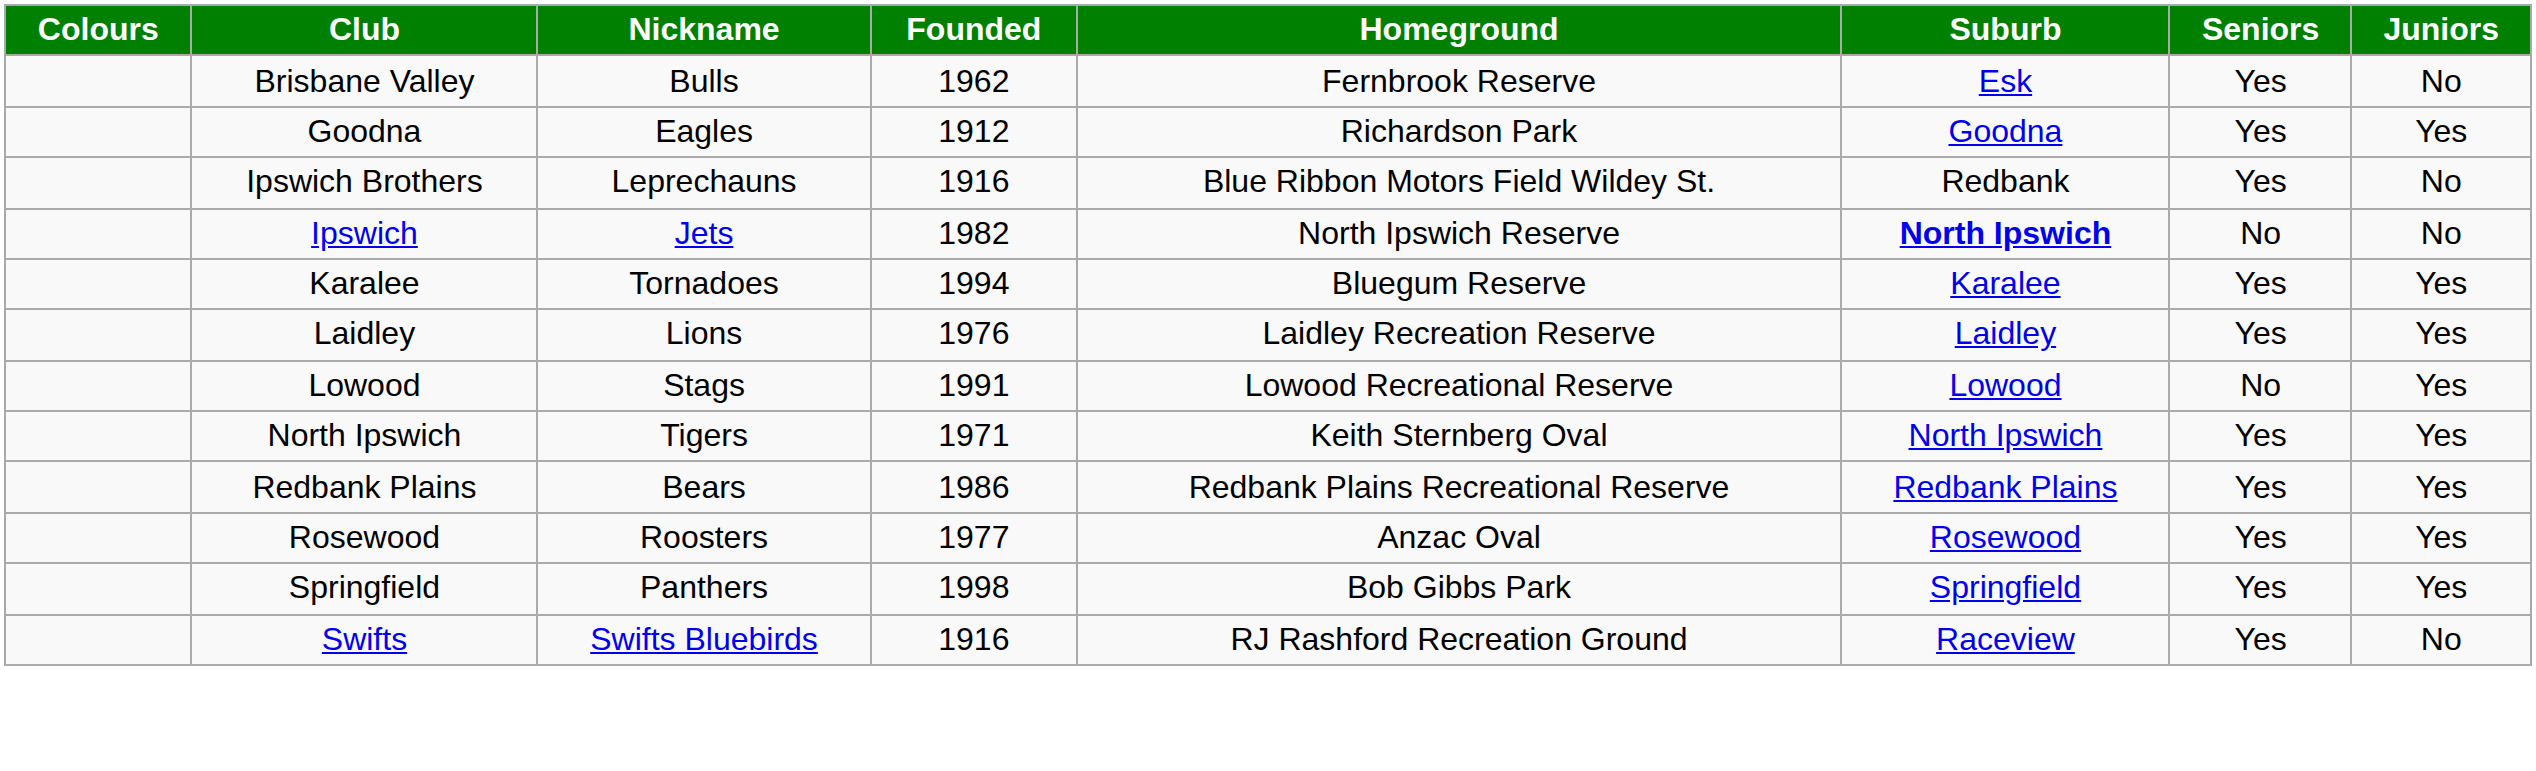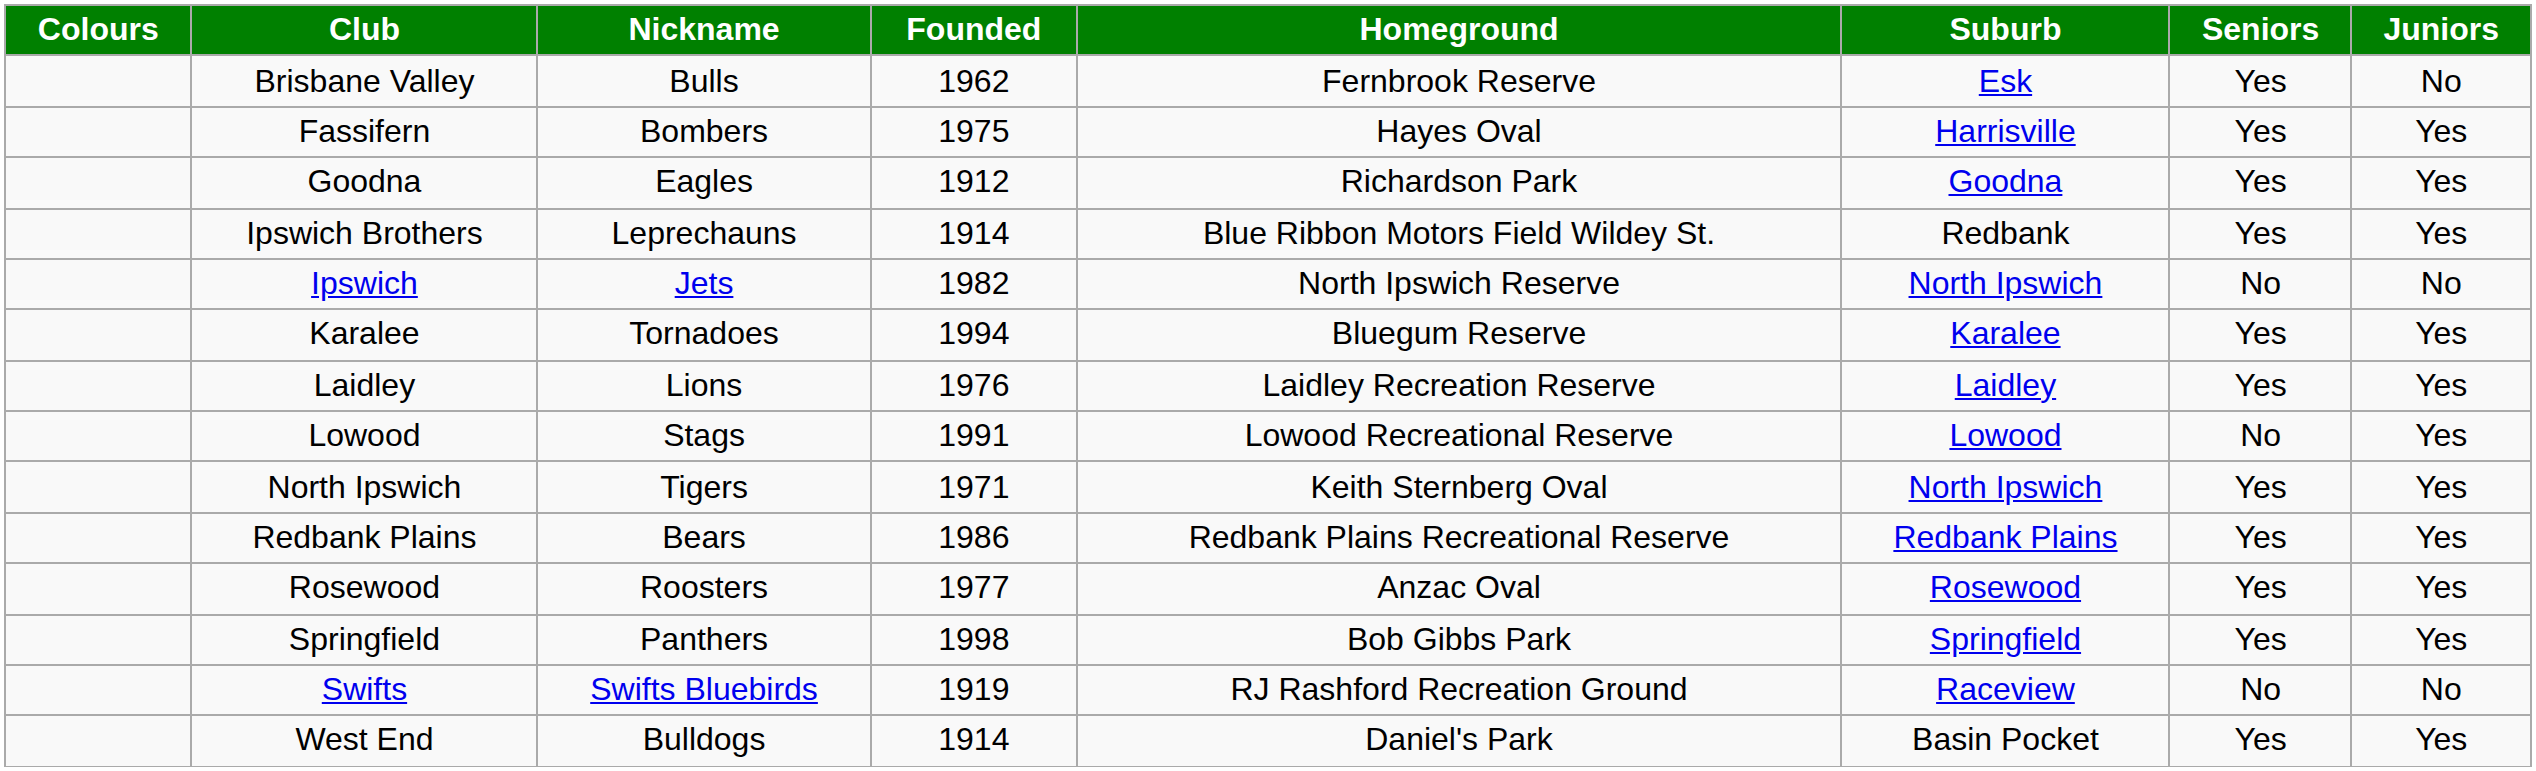+ row: (364, 131)
(974, 182) 1916 -> (974, 232) 1914
(2441, 182) No -> (2441, 232) Yes
(2005, 232) bold -> (2005, 283) normal
(974, 638) 1916 -> (974, 689) 1919
(2261, 638) Yes -> (2261, 689) No
+ row: (364, 740)
